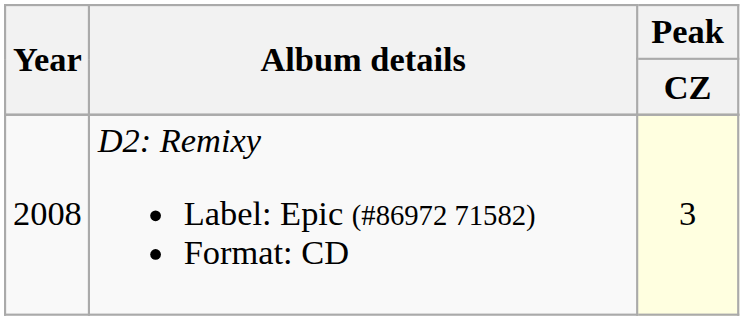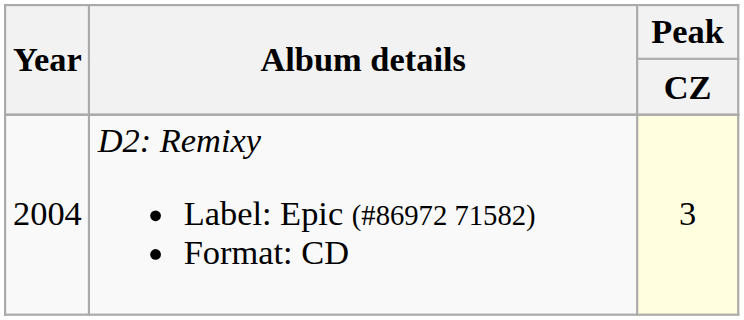(47, 213) 2008 -> (47, 213) 2004
